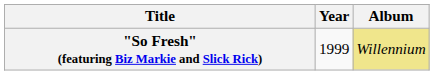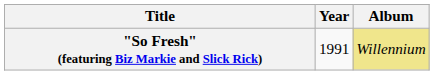(334, 49) 1999 -> (334, 49) 1991
